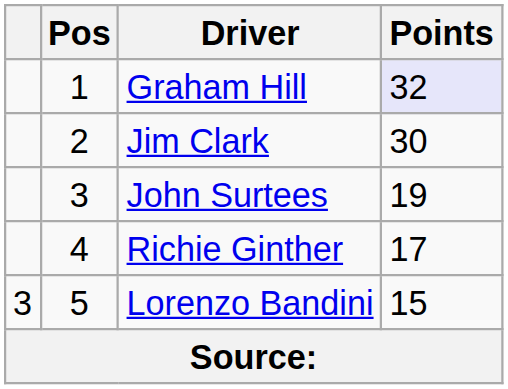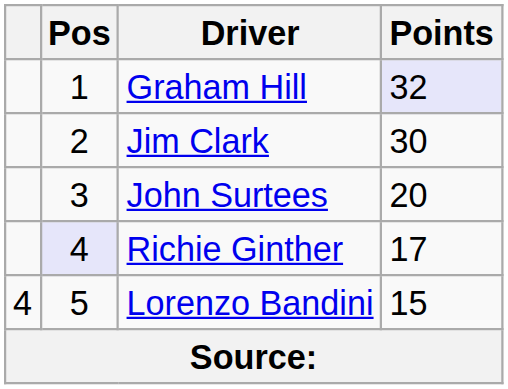(408, 195) 19 -> (408, 195) 20
(79, 249) no background -> (79, 249) lavender background
(23, 303) 3 -> (23, 303) 4
